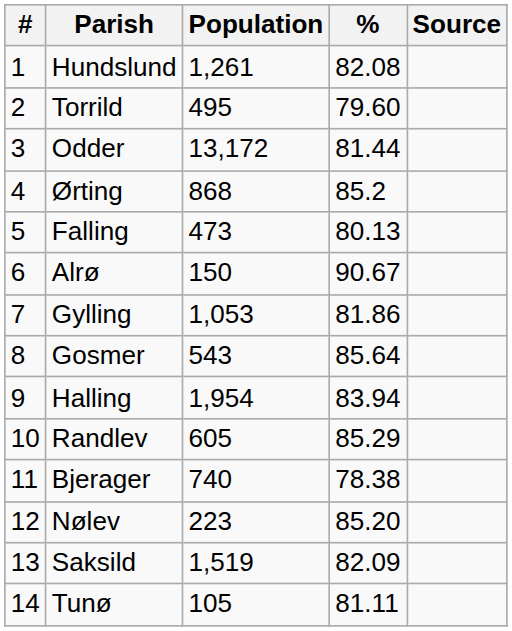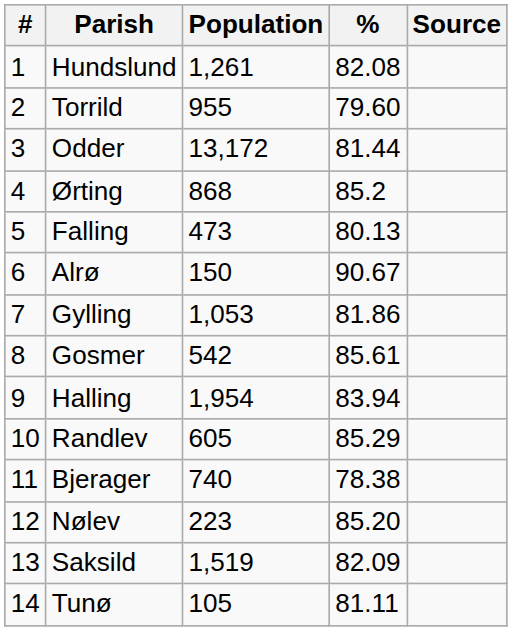(210, 107) 495 -> (210, 107) 955
(210, 356) 543 -> (210, 356) 542
(368, 356) 85.64 -> (368, 356) 85.61
